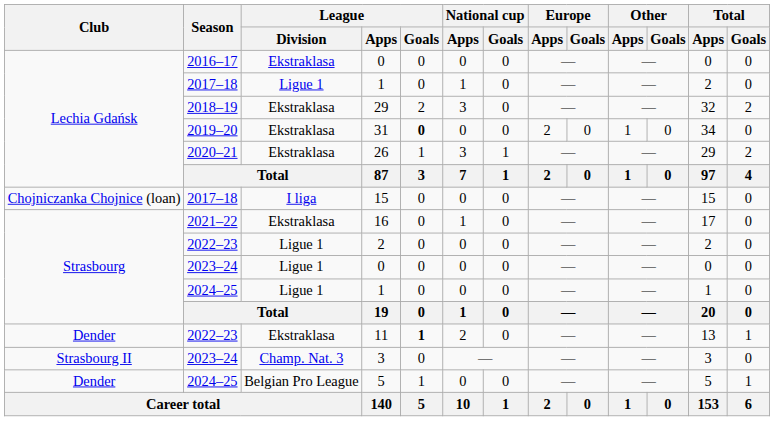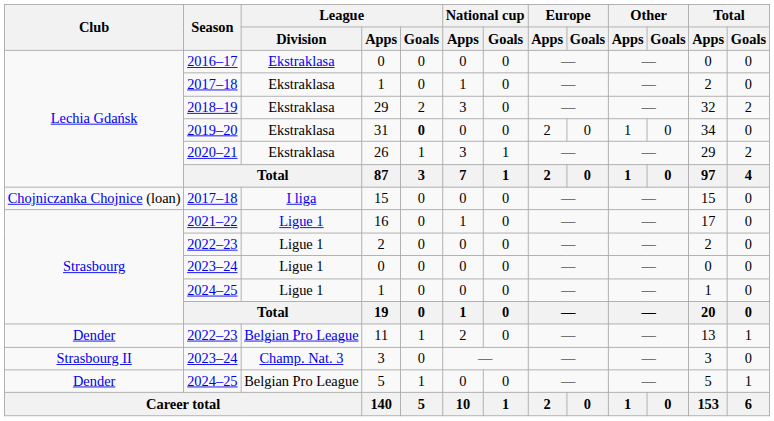(301, 84) Ligue 1 -> (301, 84) Ekstraklasa
(301, 221) Ekstraklasa -> (301, 221) Ligue 1
(301, 335) Ekstraklasa -> (301, 335) Belgian Pro League
(421, 335) bold -> (421, 335) normal
